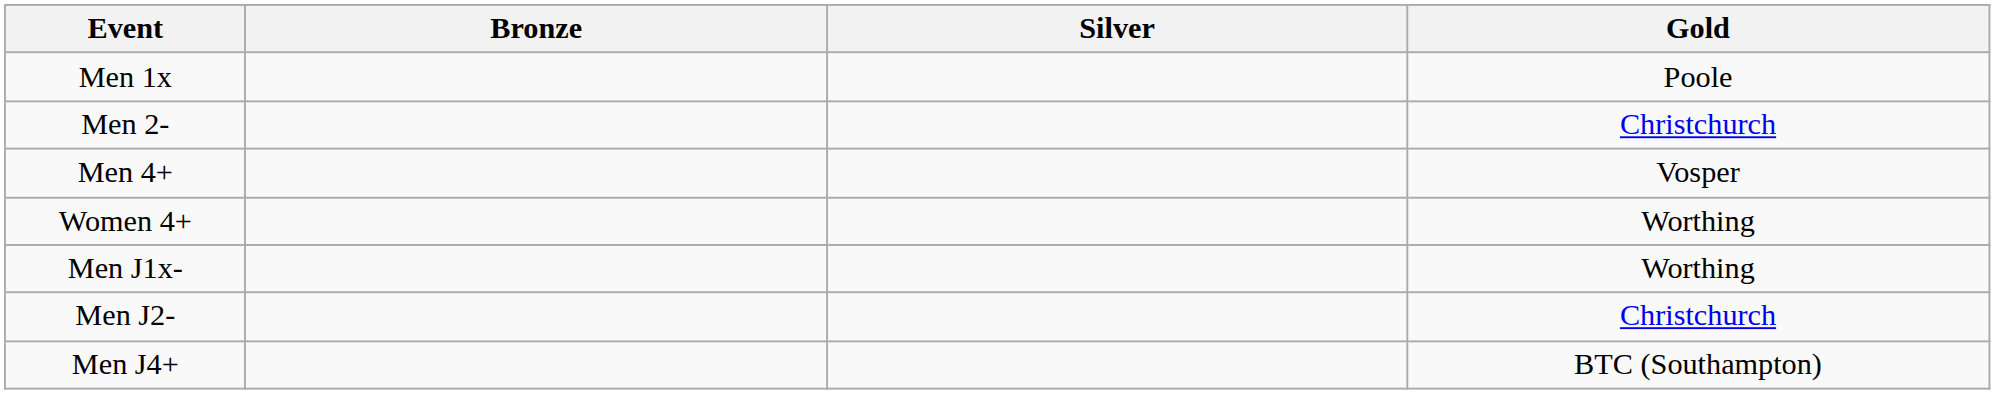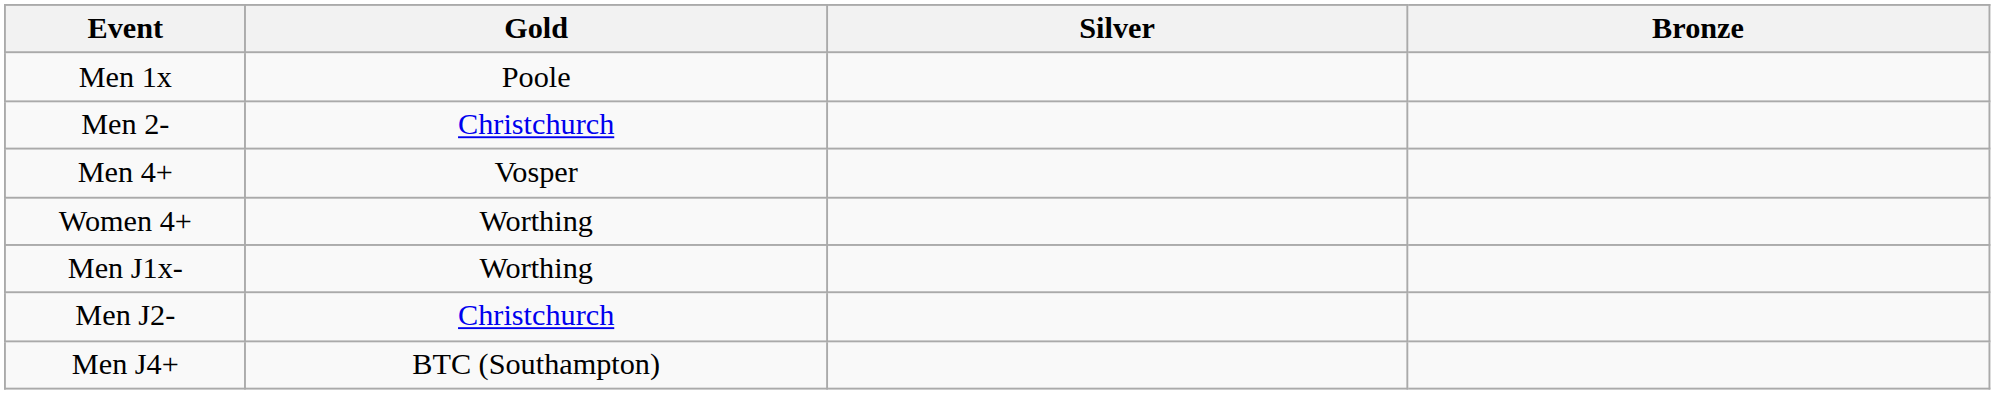columns swapped: (1698, 28) <-> (536, 28)
